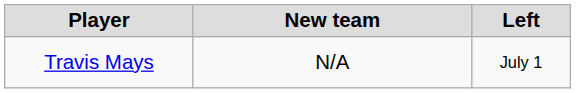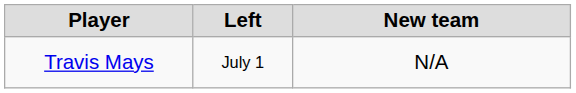columns swapped: (521, 20) <-> (332, 20)
